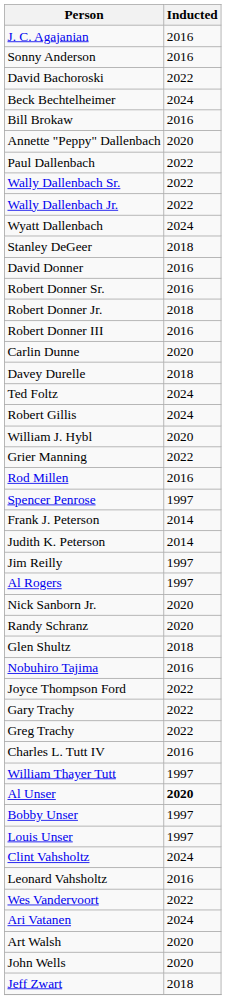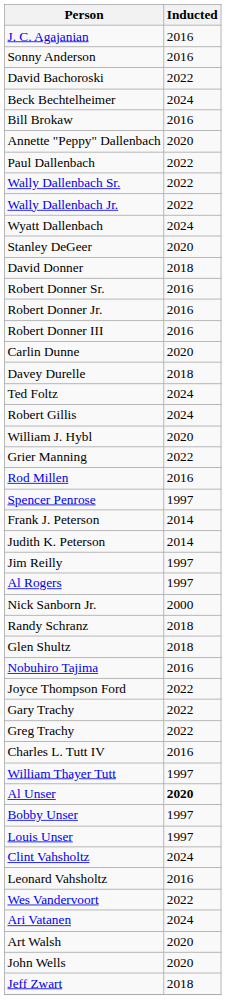(180, 246) 2018 -> (180, 246) 2020
(180, 267) 2016 -> (180, 267) 2018
(180, 309) 2018 -> (180, 309) 2016
(180, 604) 2020 -> (180, 604) 2000
(180, 625) 2020 -> (180, 625) 2018
